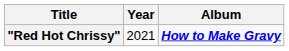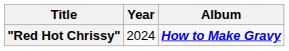(141, 35) 2021 -> (141, 35) 2024
